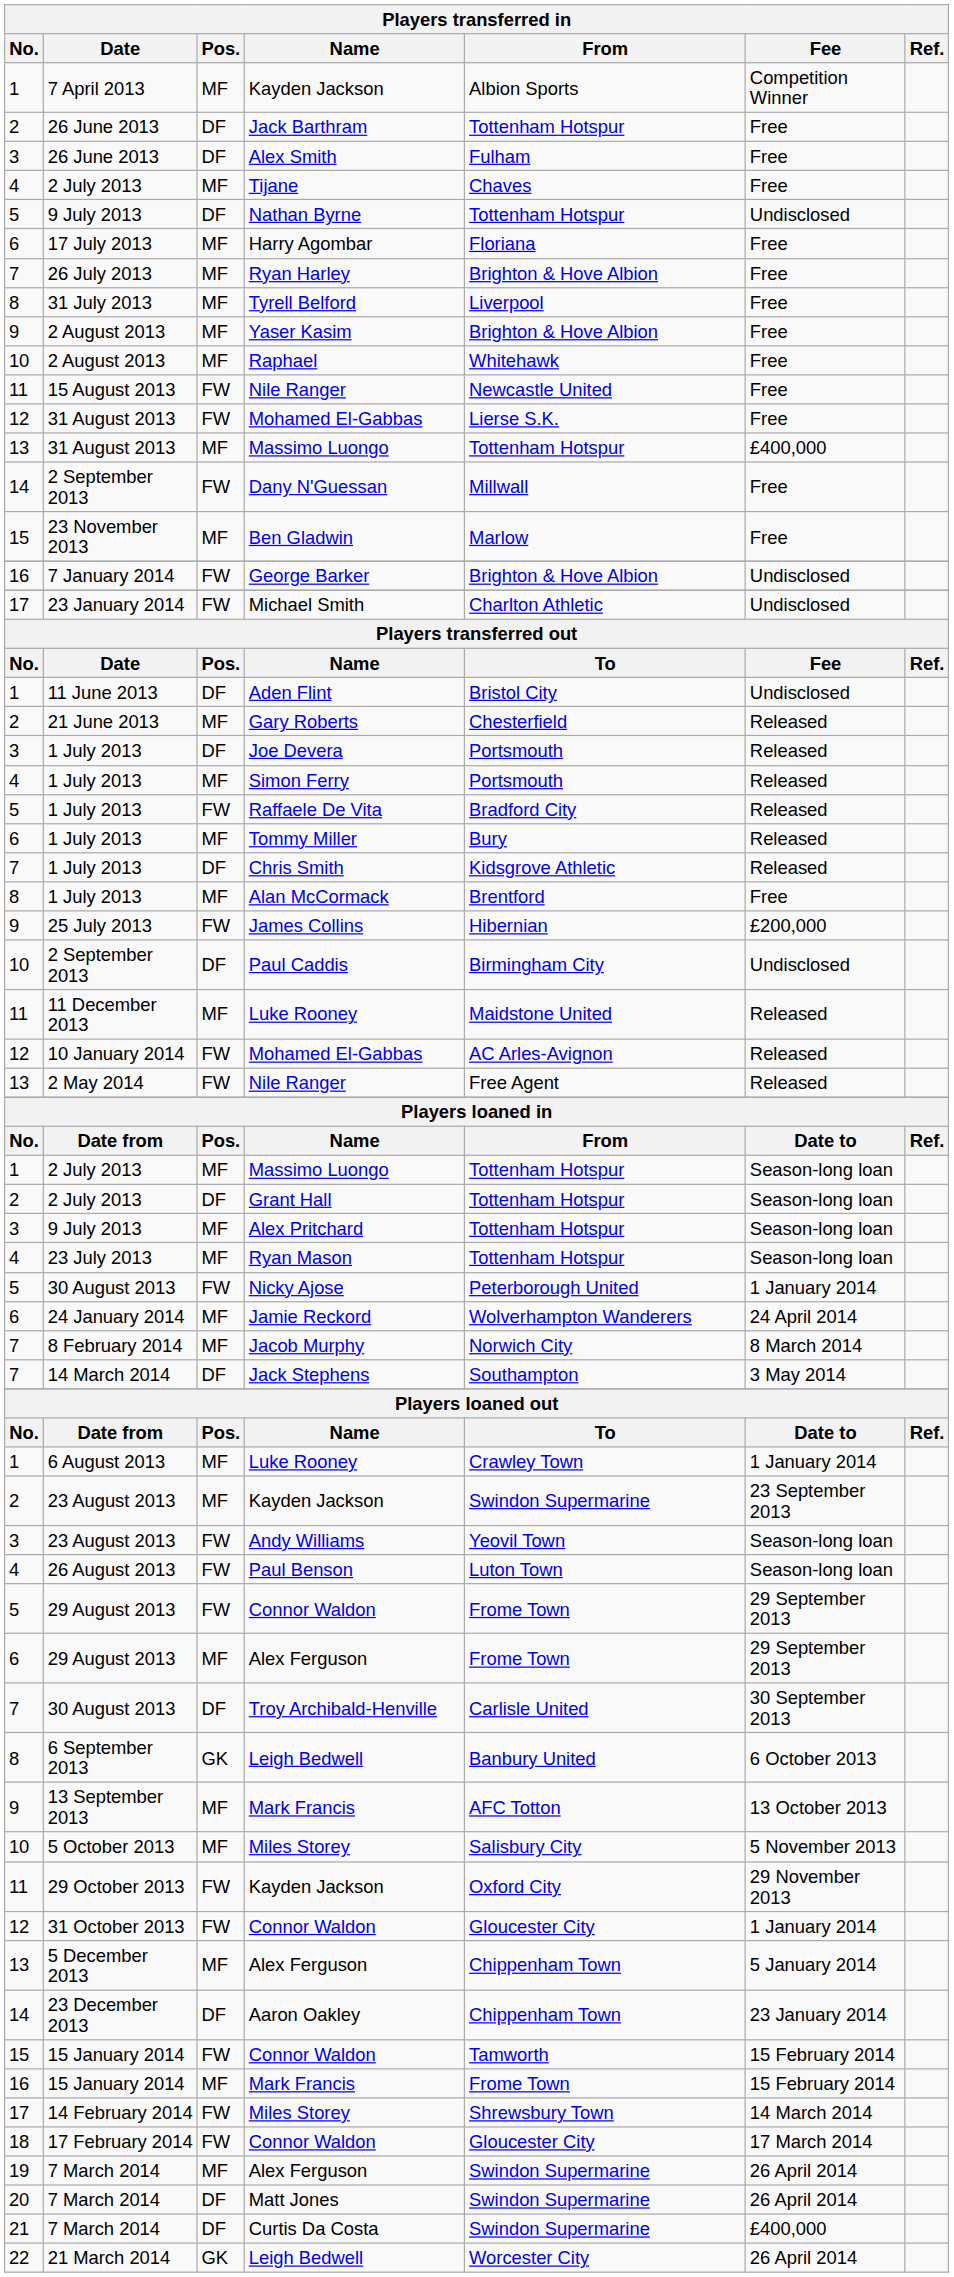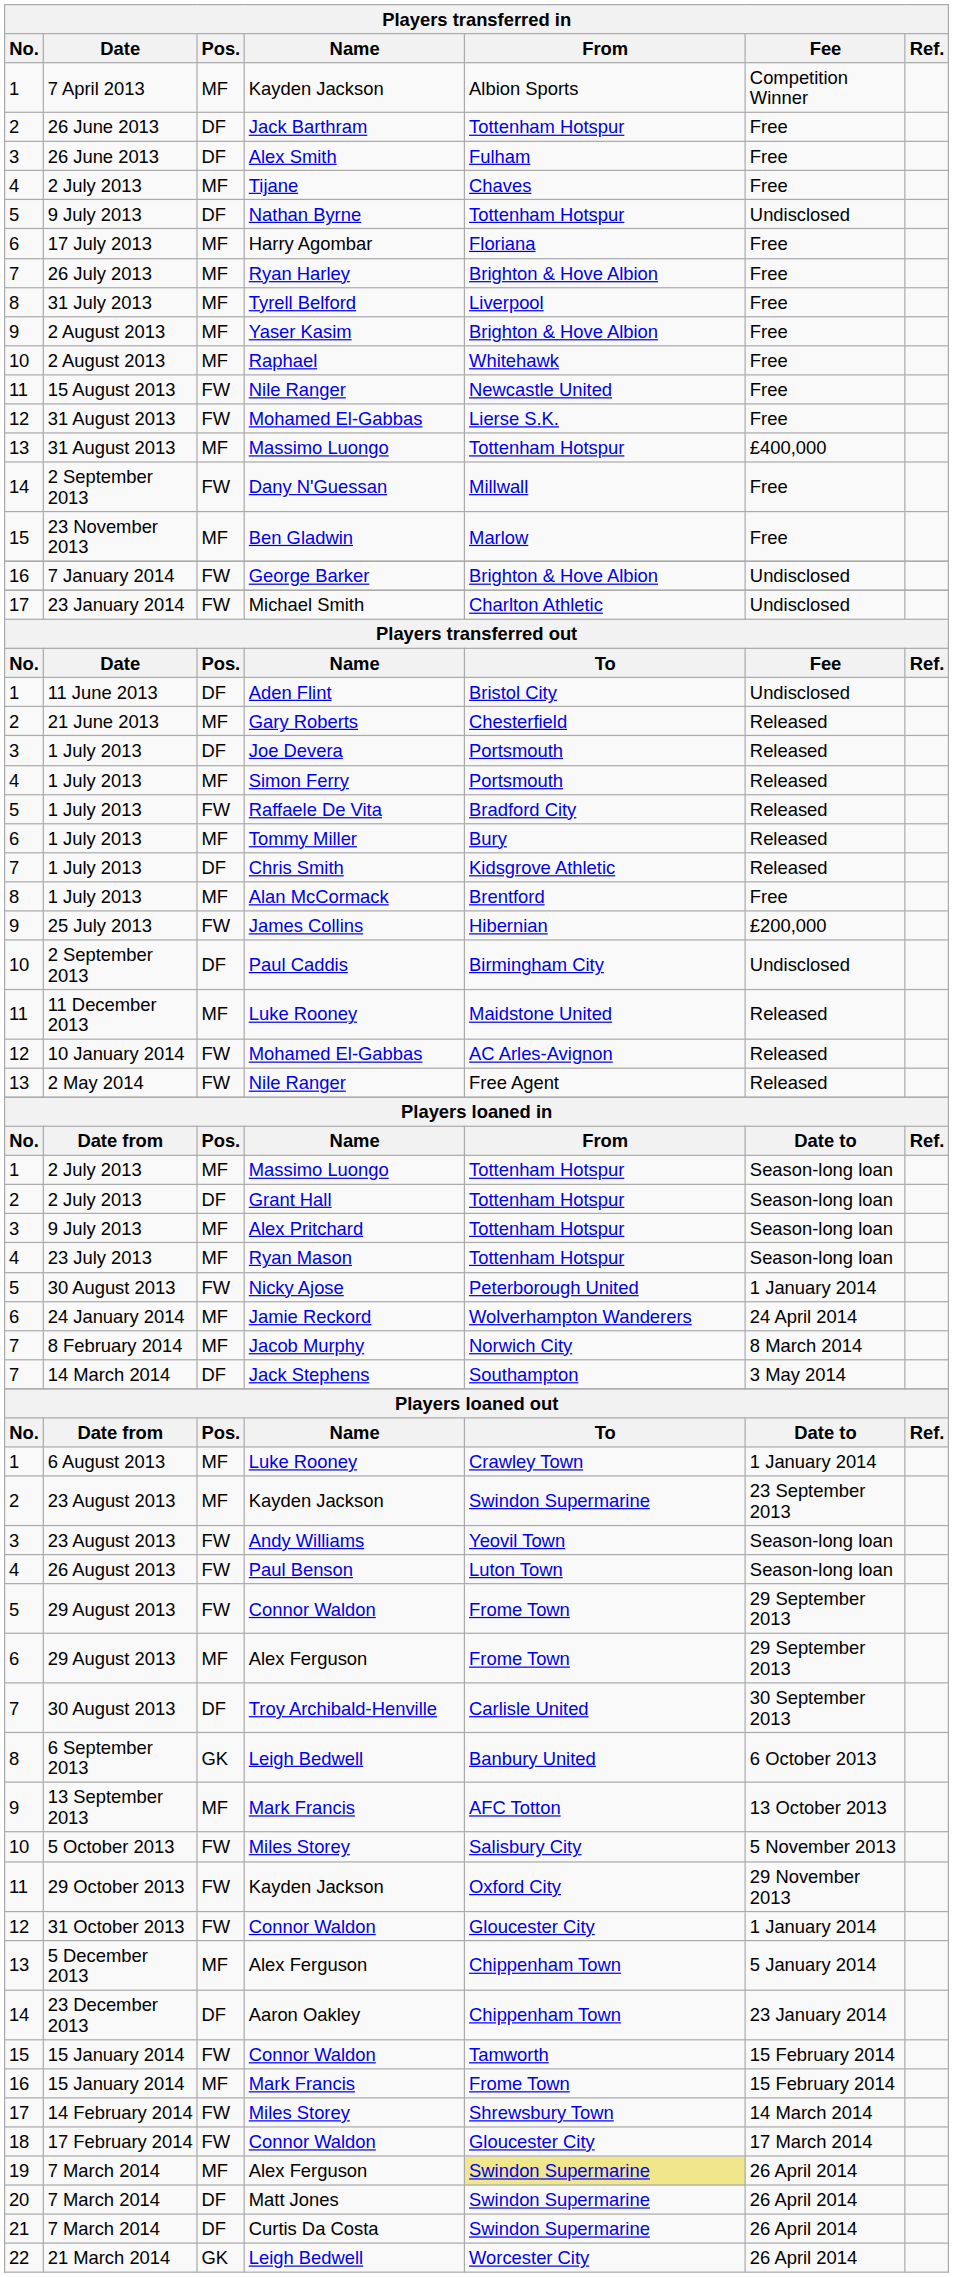(215, 1847) MF -> (216, 1847) FW
(559, 2171) no background -> (559, 2171) khaki background
(788, 2229) £400,000 -> (804, 2229) 26 April 2014
